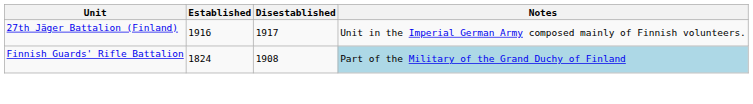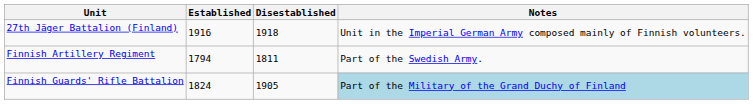(267, 33) 1917 -> (267, 33) 1918
+ row: (81, 54)
(267, 59) 1908 -> (267, 86) 1905
